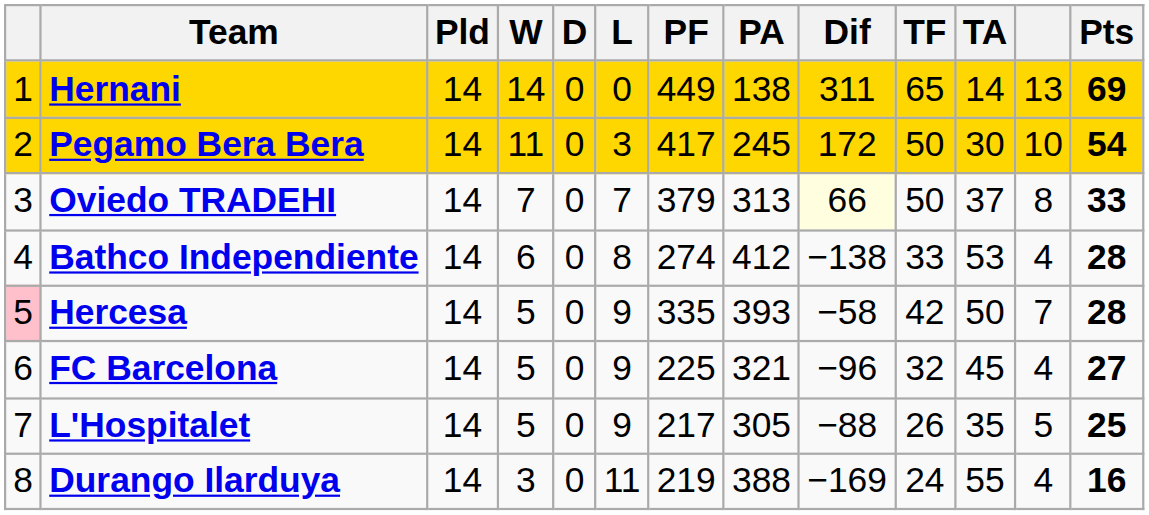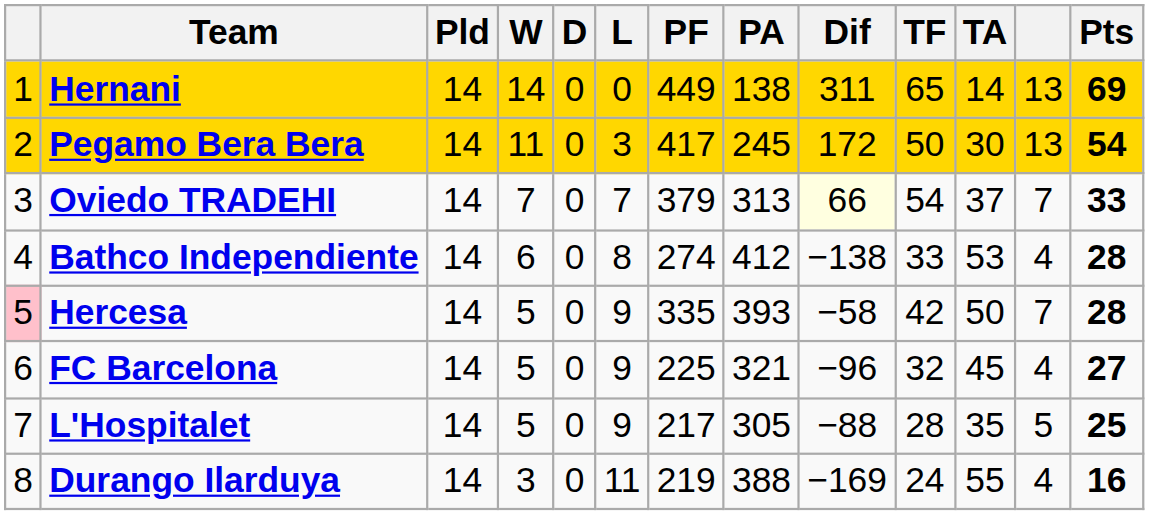(1043, 144) 10 -> (1043, 144) 13
(925, 200) 50 -> (925, 200) 54
(1043, 200) 8 -> (1043, 200) 7
(925, 425) 26 -> (925, 425) 28
